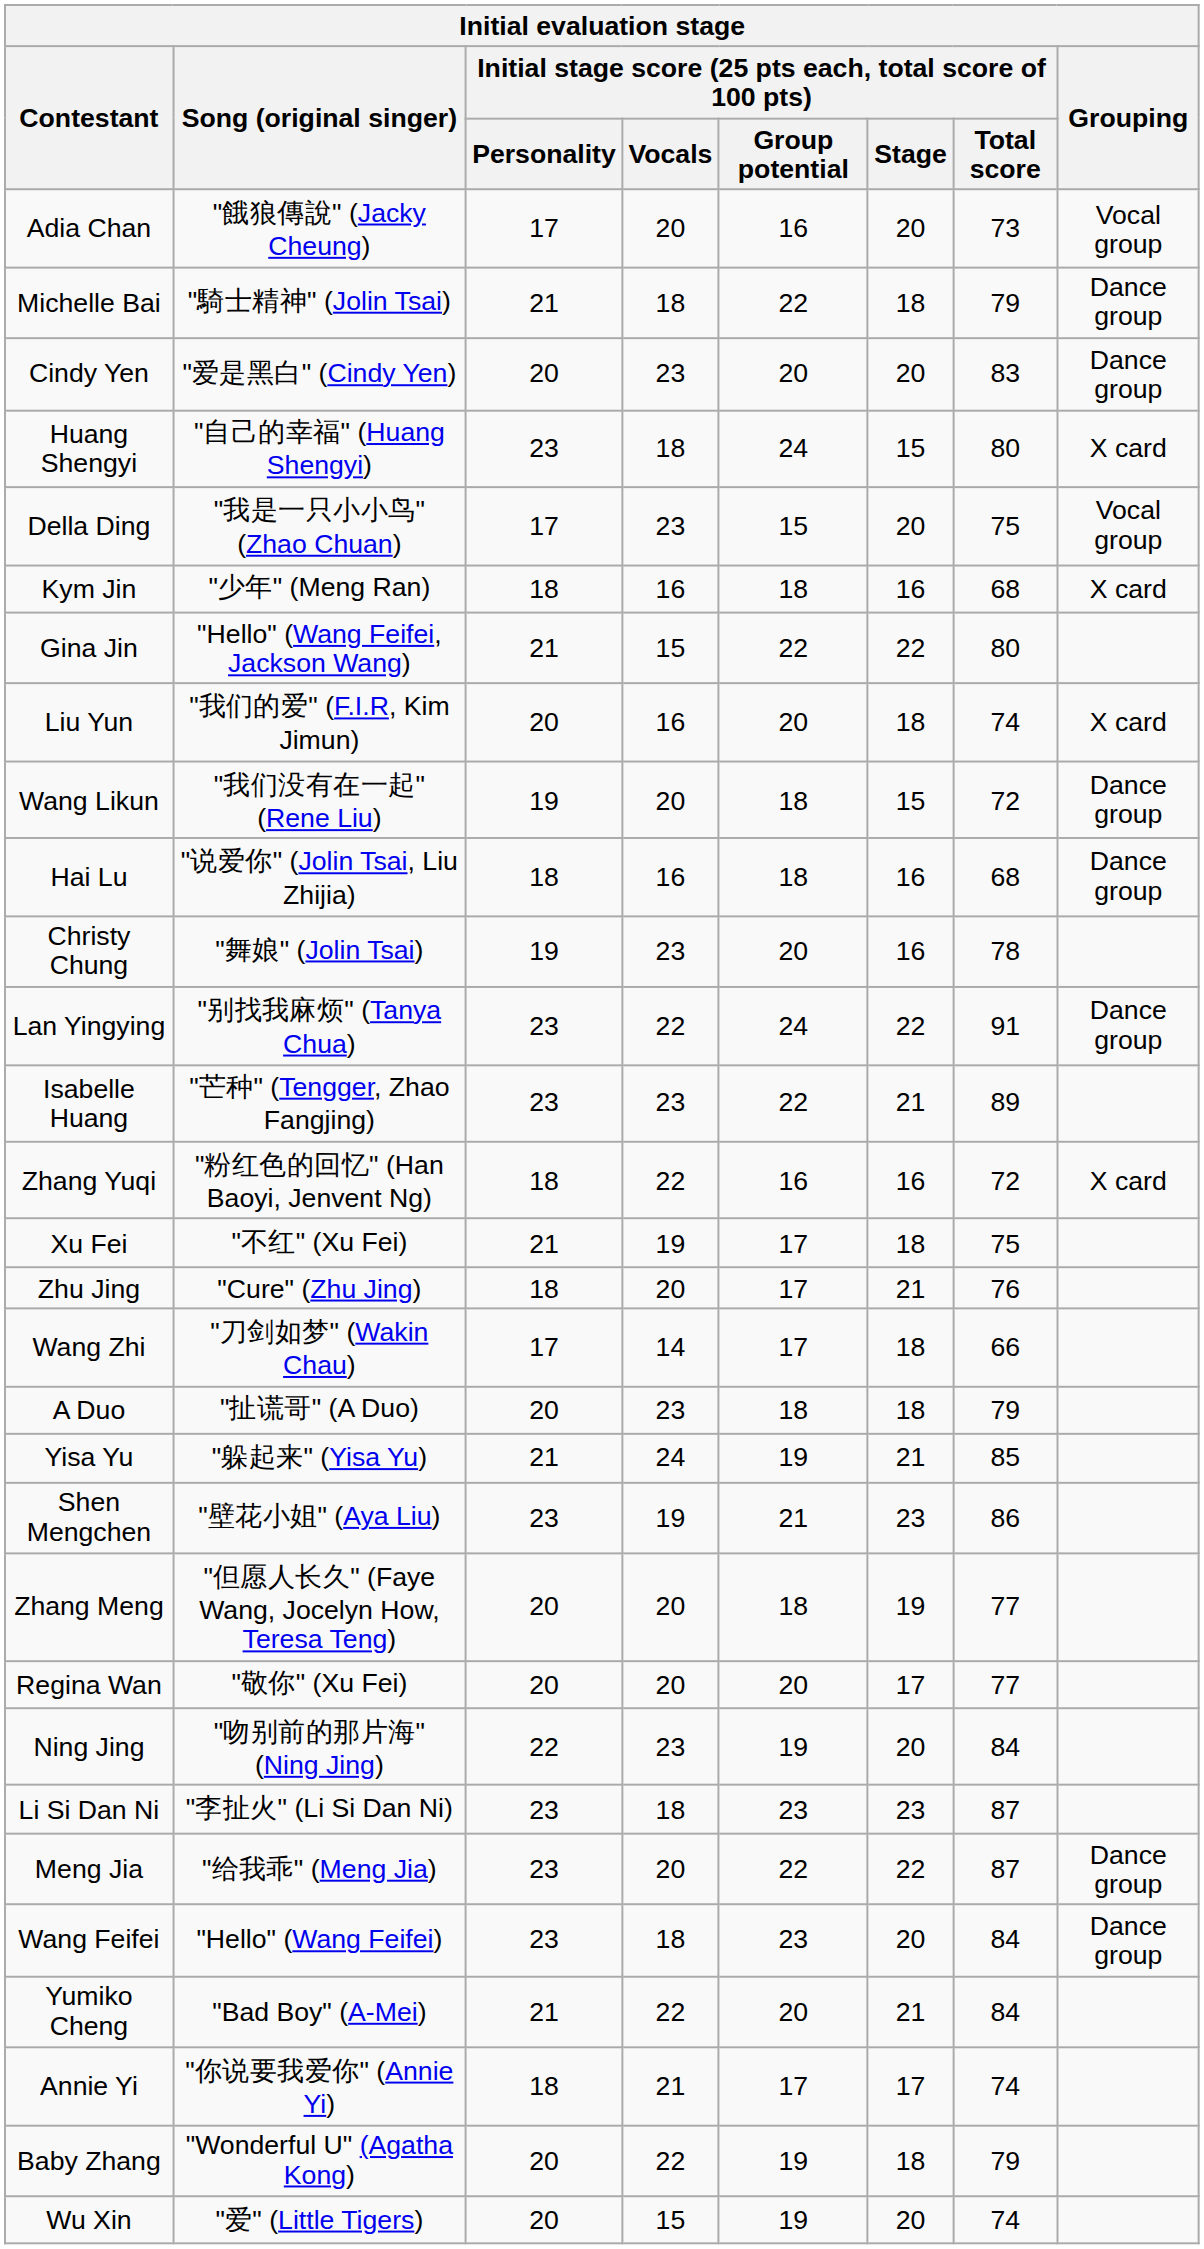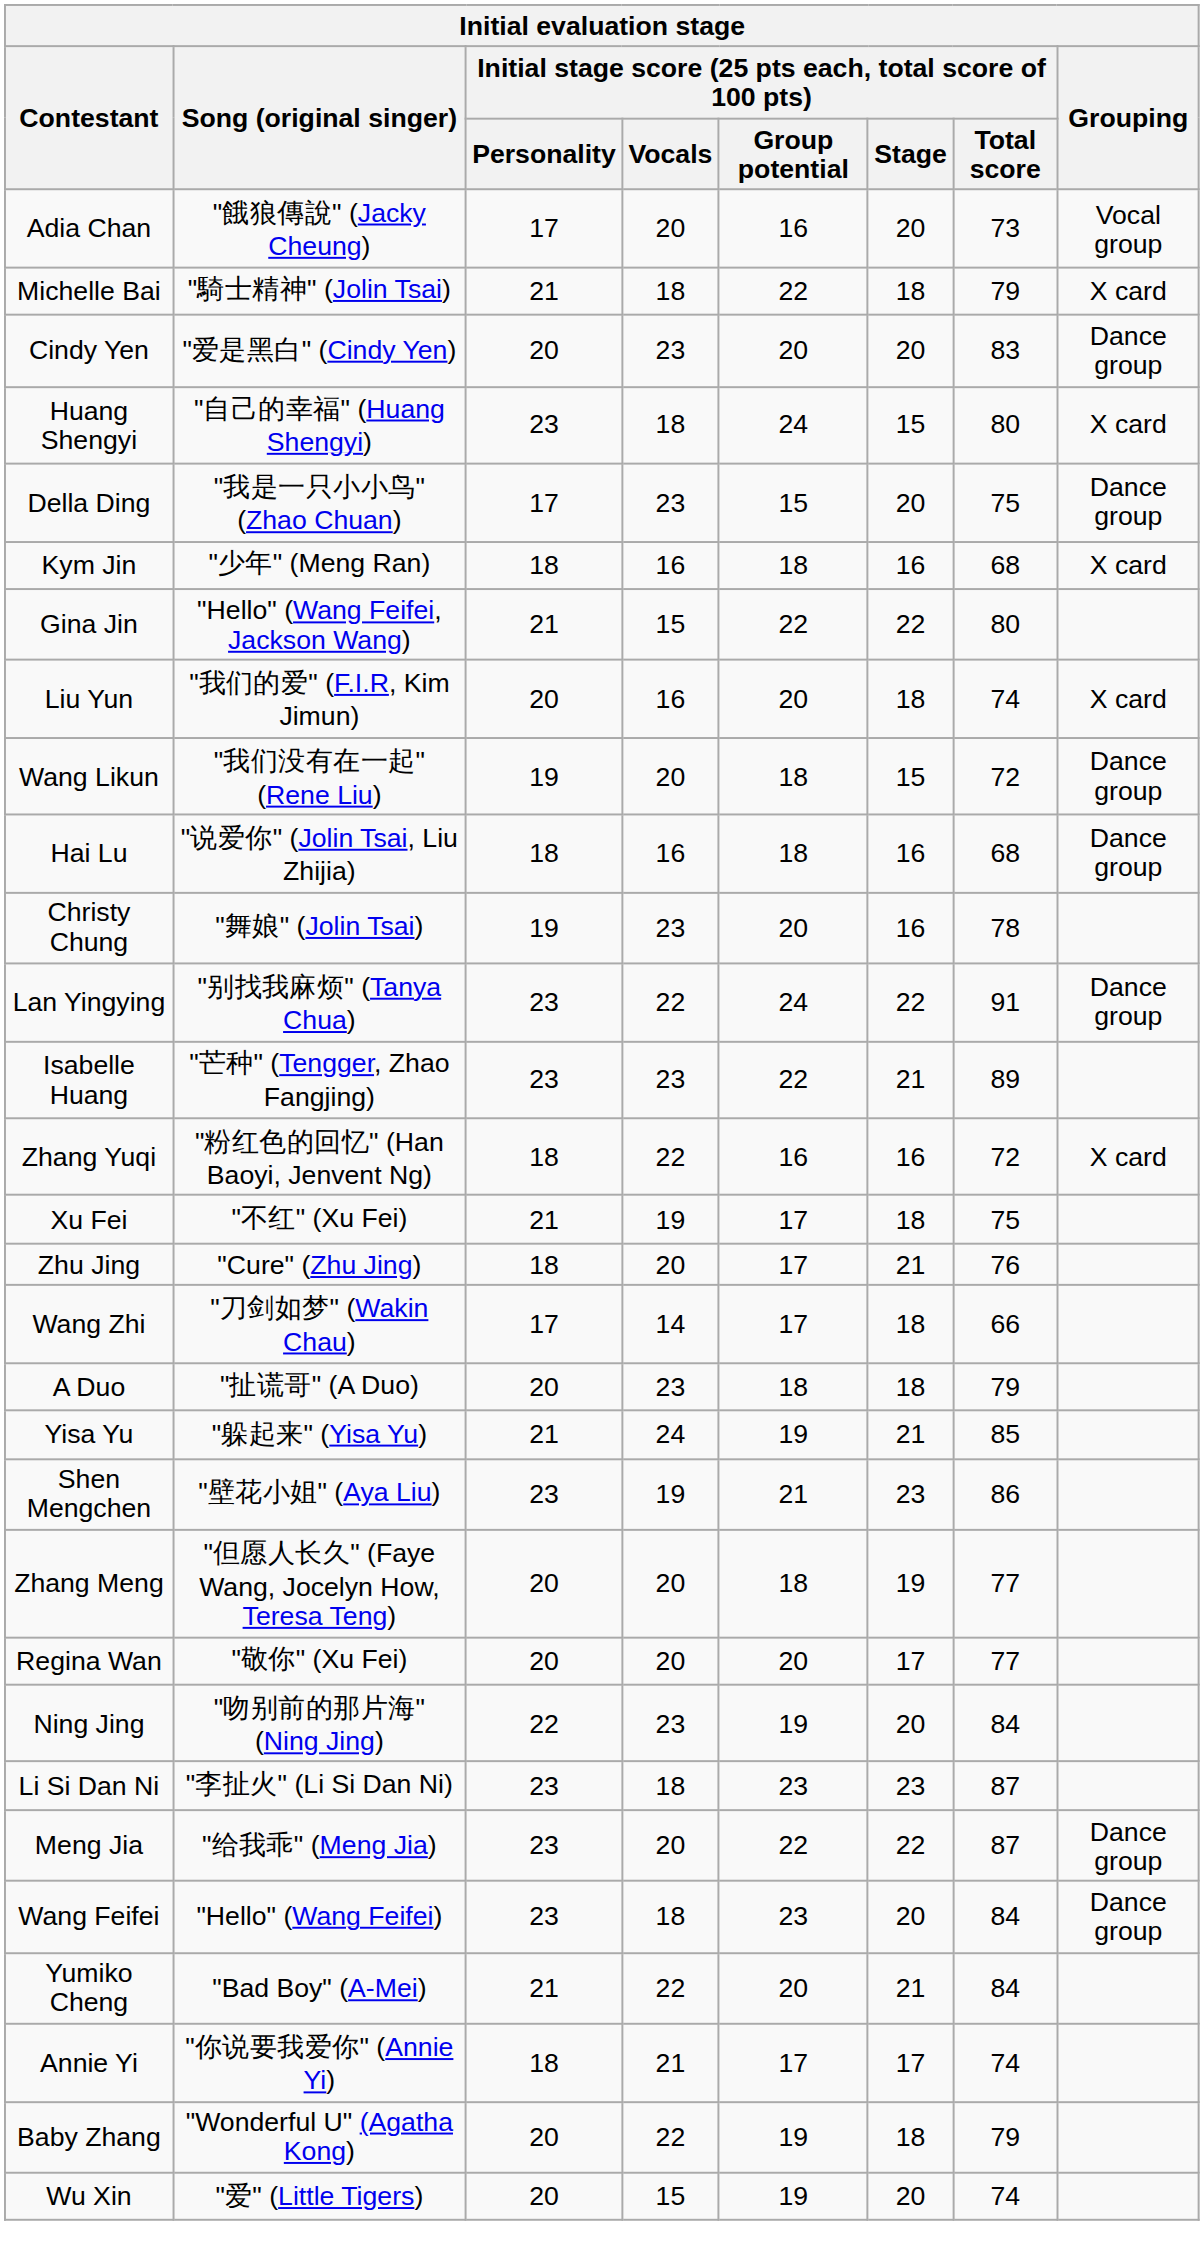(1128, 302) Dance group -> (1128, 291) X card
(1128, 526) Vocal group -> (1128, 502) Dance group
